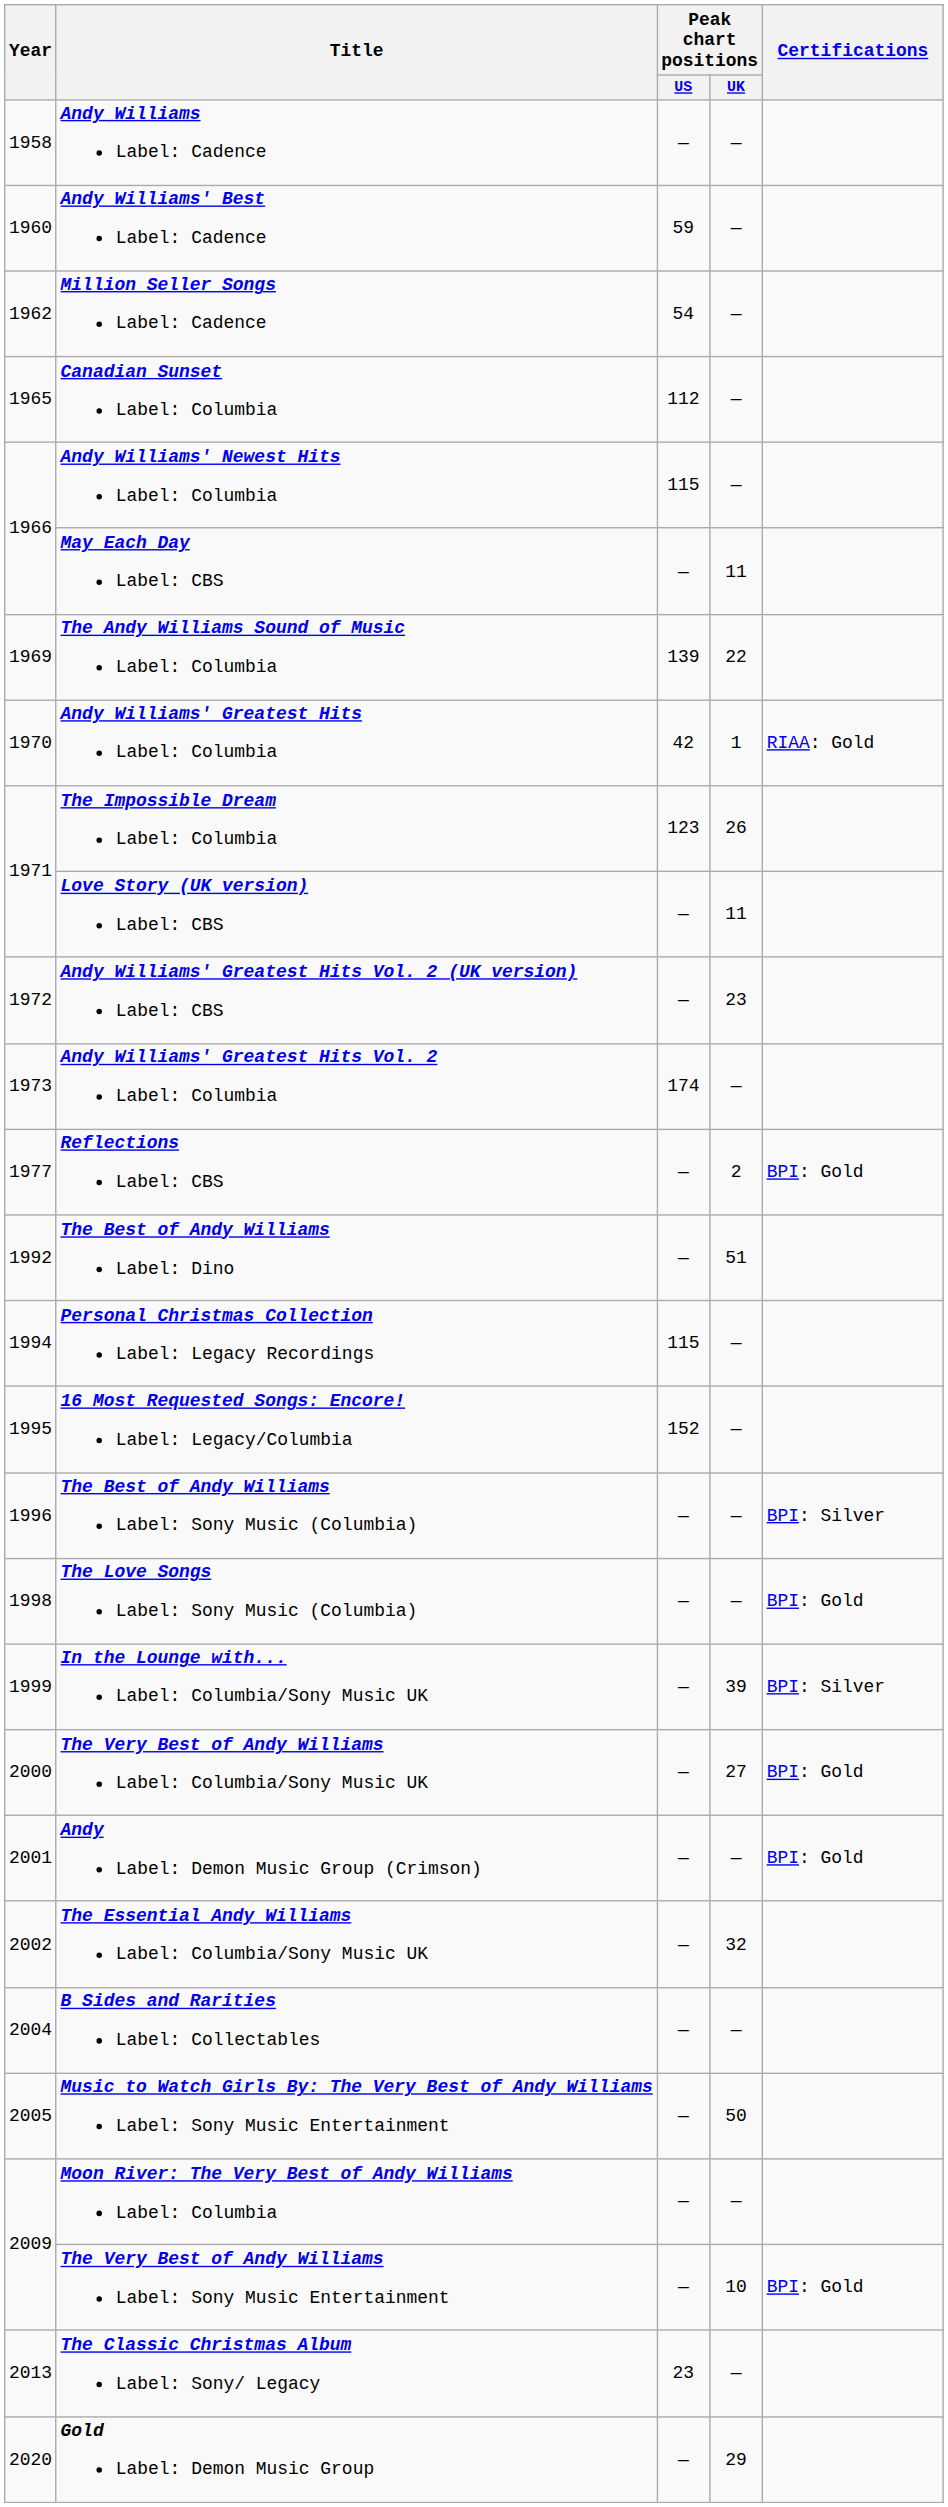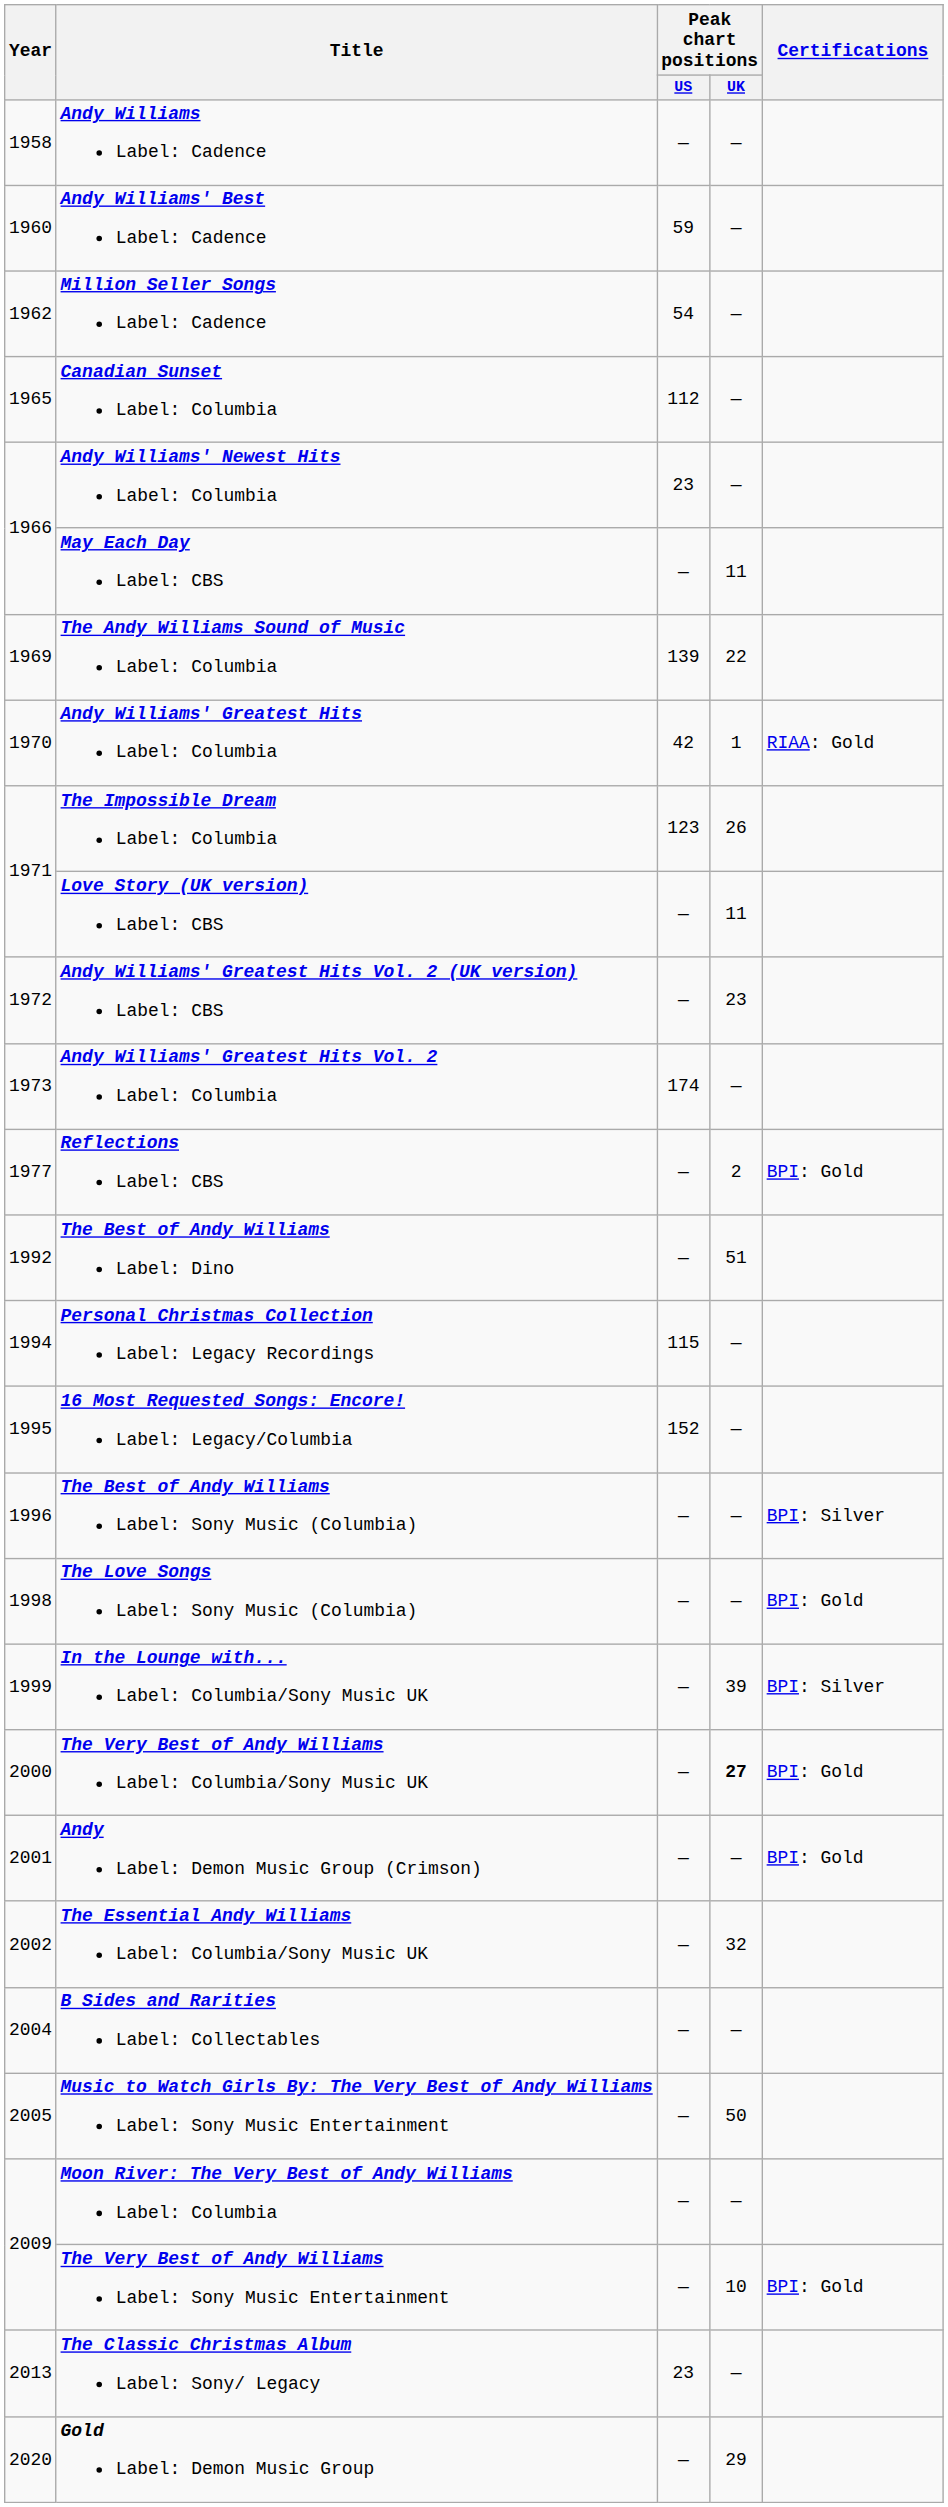(683, 485) 115 -> (683, 485) 23
(736, 1773) normal -> (736, 1773) bold
